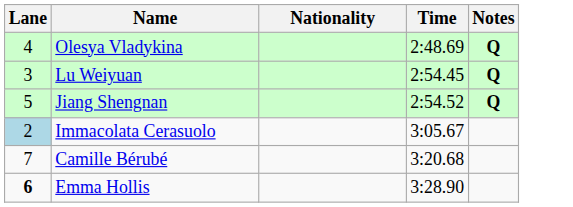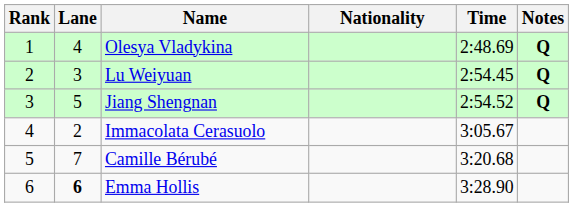+ column: (29, 18)
(28, 131) lightblue background -> (78, 131) no background
